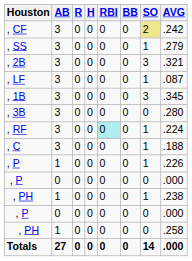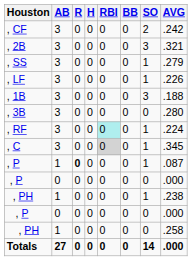(146, 29) khaki background -> (146, 29) no background
rows swapped: (16, 63) <-> (17, 46)
(173, 79) .087 -> (173, 79) .226
(173, 96) .345 -> (173, 96) .188
(103, 146) no background -> (103, 146) lightgrey background
(173, 146) .188 -> (173, 146) .345
(78, 163) normal -> (78, 163) bold
(173, 163) .226 -> (173, 163) .087
